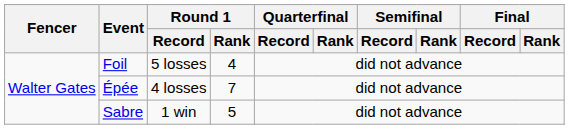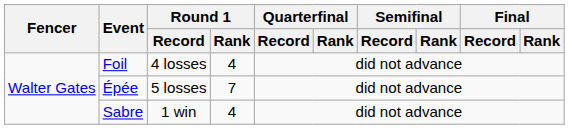(179, 65) 5 losses -> (179, 65) 4 losses
(179, 89) 4 losses -> (179, 89) 5 losses
(232, 112) 5 -> (232, 112) 4
